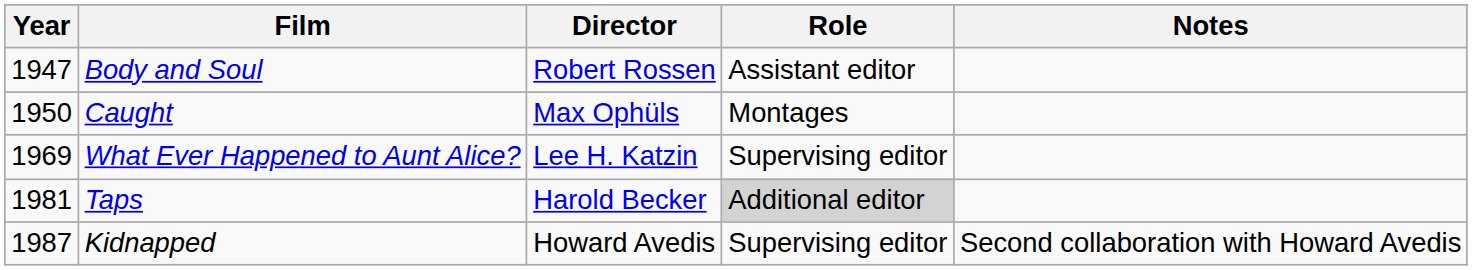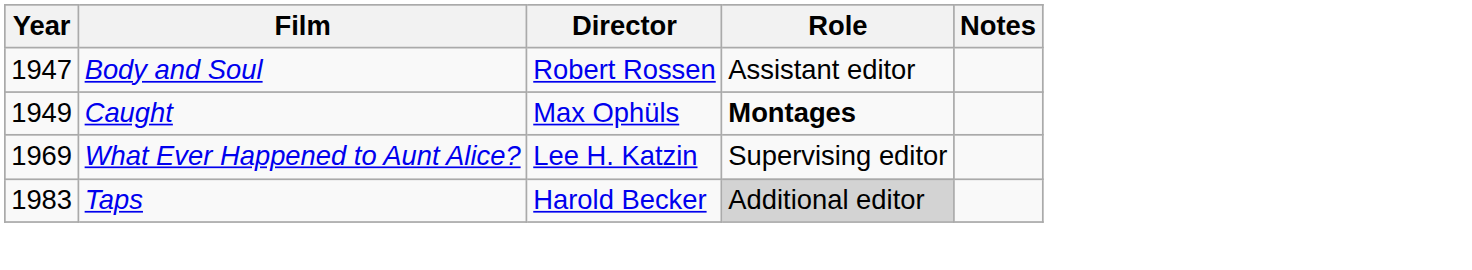(42, 112) 1950 -> (42, 112) 1949
(788, 112) normal -> (792, 112) bold
(42, 199) 1981 -> (42, 199) 1983
- row: (150, 243)
